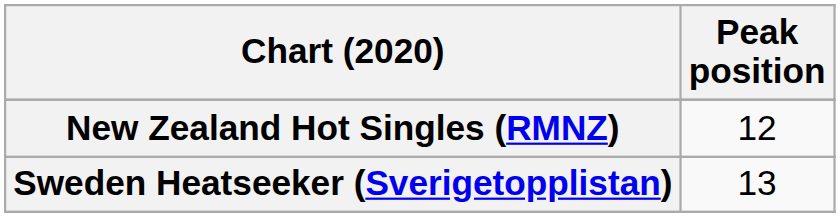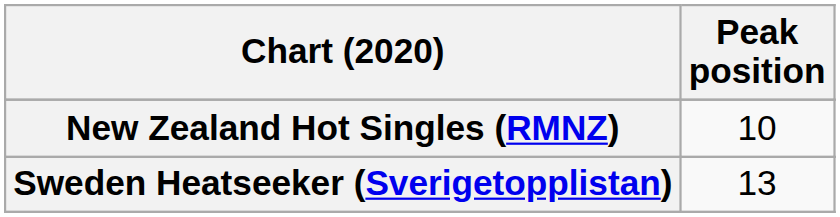(757, 127) 12 -> (757, 127) 10
